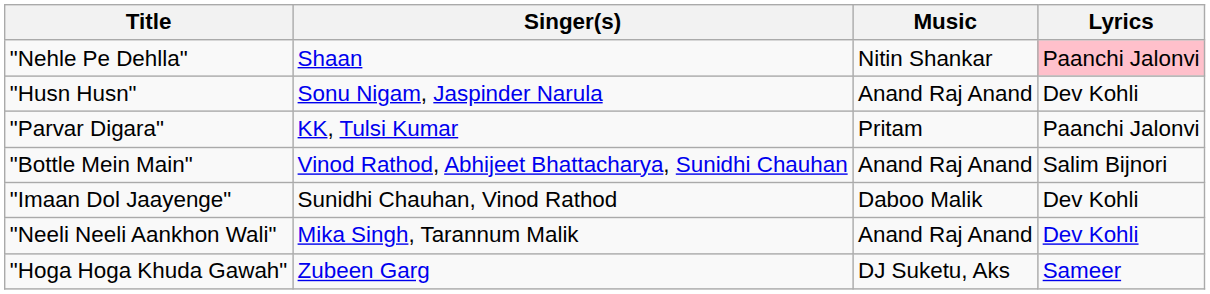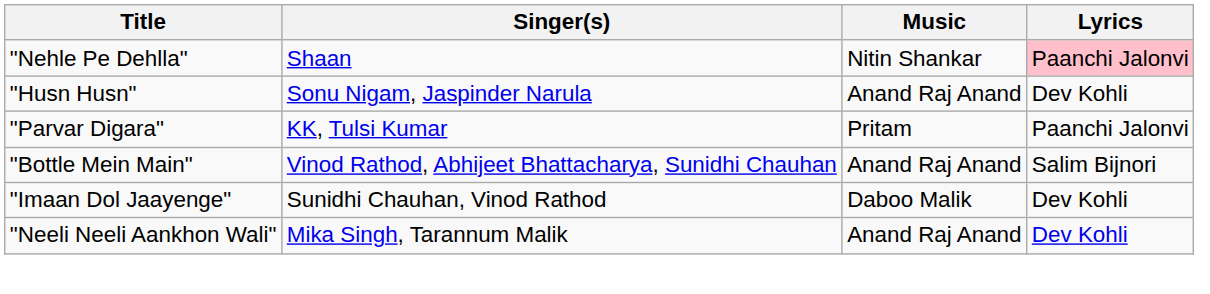- row: (149, 270)
